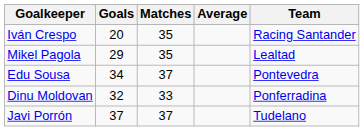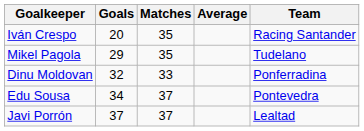(274, 55) Lealtad -> (280, 55) Tudelano
rows swapped: (39, 75) <-> (50, 95)
(280, 116) Tudelano -> (274, 116) Lealtad
